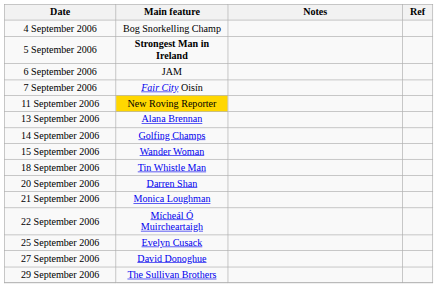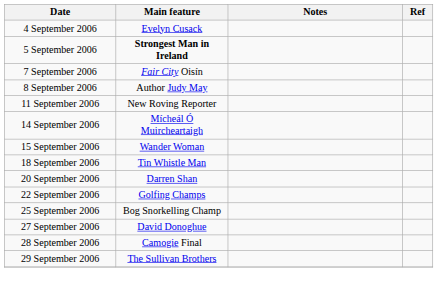(172, 28) Bog Snorkelling Champ -> (172, 28) Evelyn Cusack
- row: (60, 71)
+ row: (60, 87)
(172, 103) gold background -> (172, 103) no background
- row: (60, 119)
(172, 135) Golfing Champs -> (172, 125) Mícheál Ó Muircheartaigh
- row: (60, 199)
(172, 221) Mícheál Ó Muircheartaigh -> (172, 195) Golfing Champs
(172, 242) Evelyn Cusack -> (172, 211) Bog Snorkelling Champ
+ row: (60, 242)
